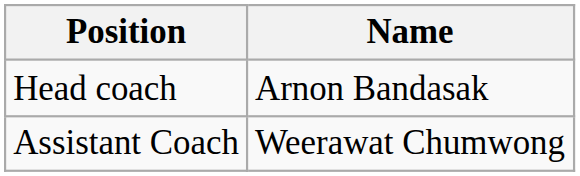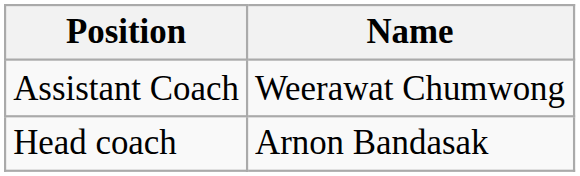rows swapped: (95, 87) <-> (126, 142)
